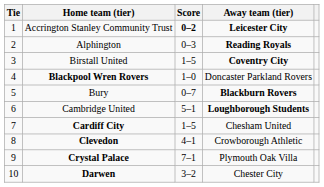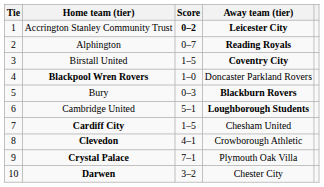(189, 44) 0–3 -> (189, 44) 0–7
(189, 92) 0–7 -> (189, 92) 0–3
